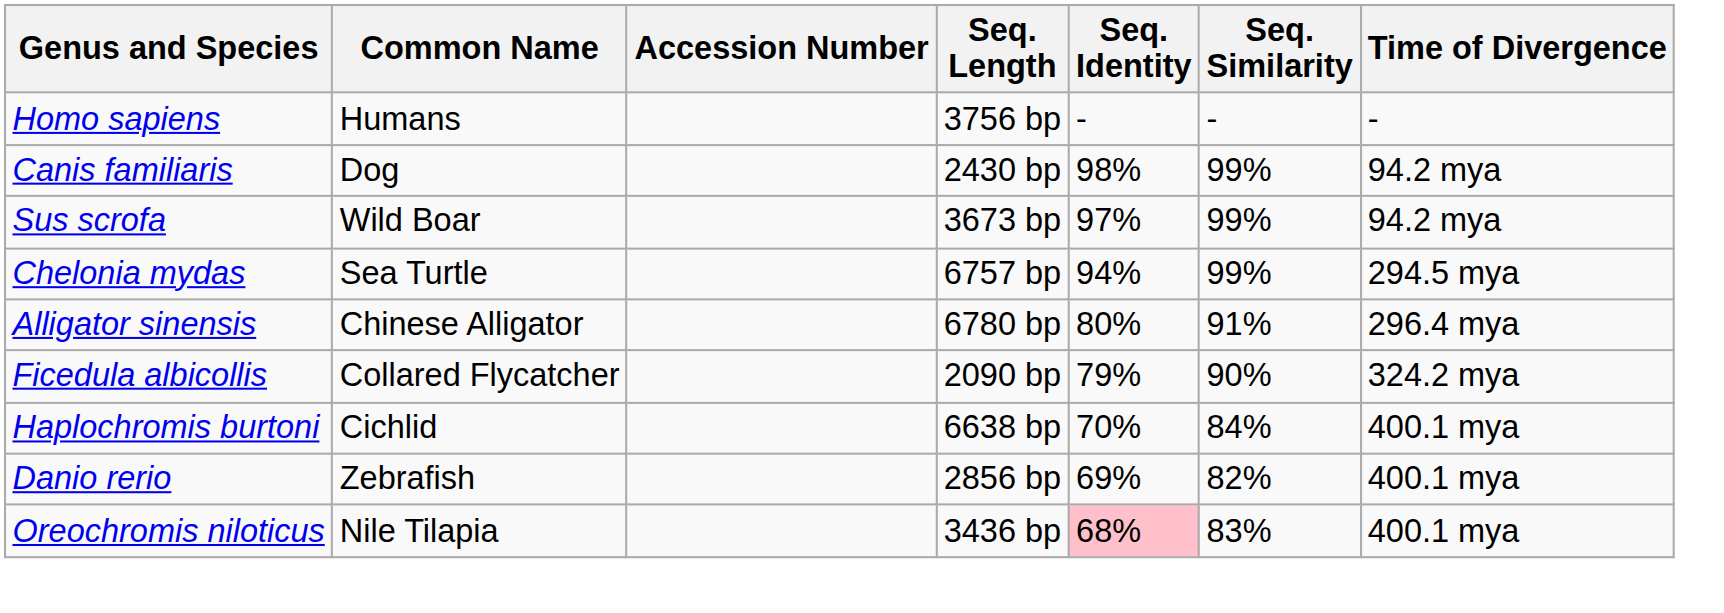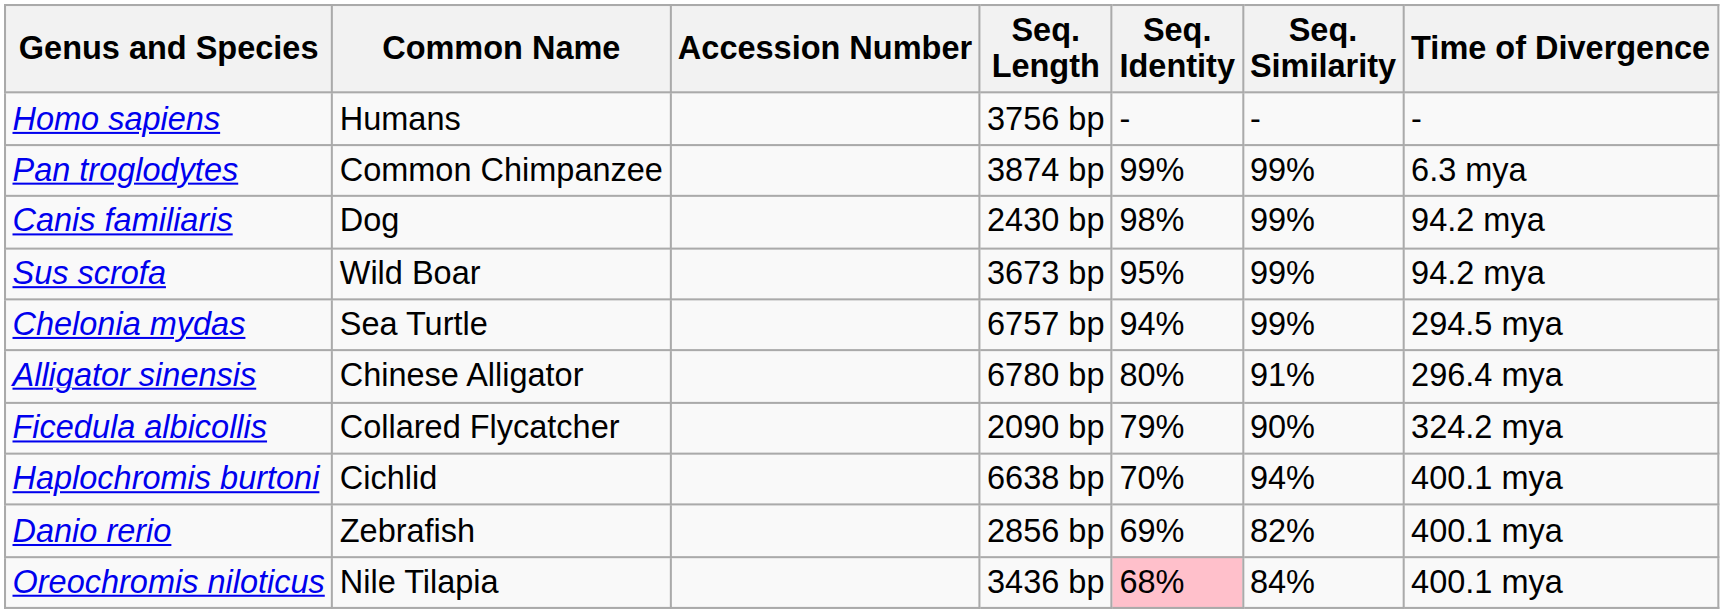+ row: (125, 169)
(1109, 221) 97% -> (1152, 272) 95%
(1239, 427) 84% -> (1282, 478) 94%
(1239, 530) 83% -> (1282, 581) 84%
